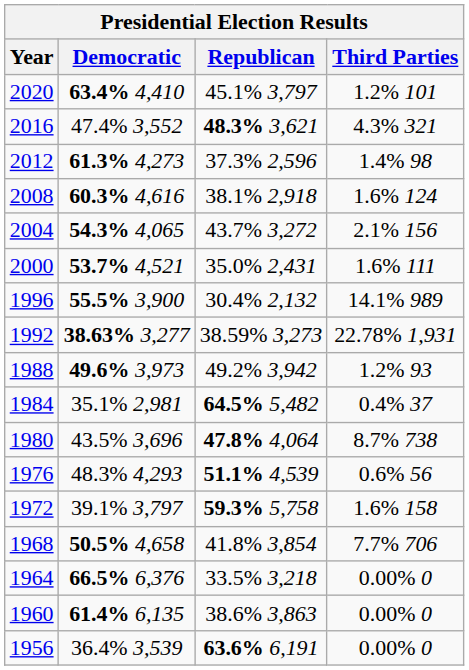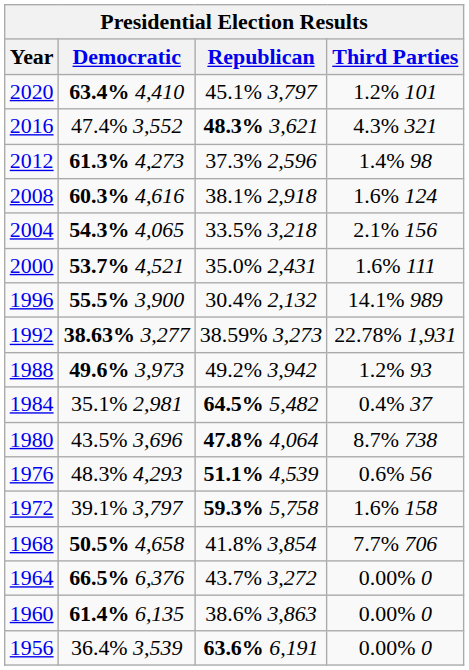(261, 230) 43.7% 3,272 -> (261, 230) 33.5% 3,218
(261, 578) 33.5% 3,218 -> (261, 578) 43.7% 3,272
